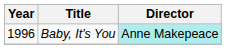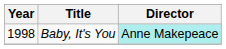(21, 34) 1996 -> (21, 34) 1998
